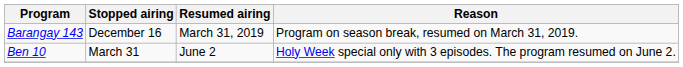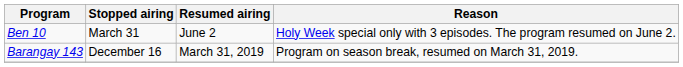rows swapped: (26, 52) <-> (45, 33)
